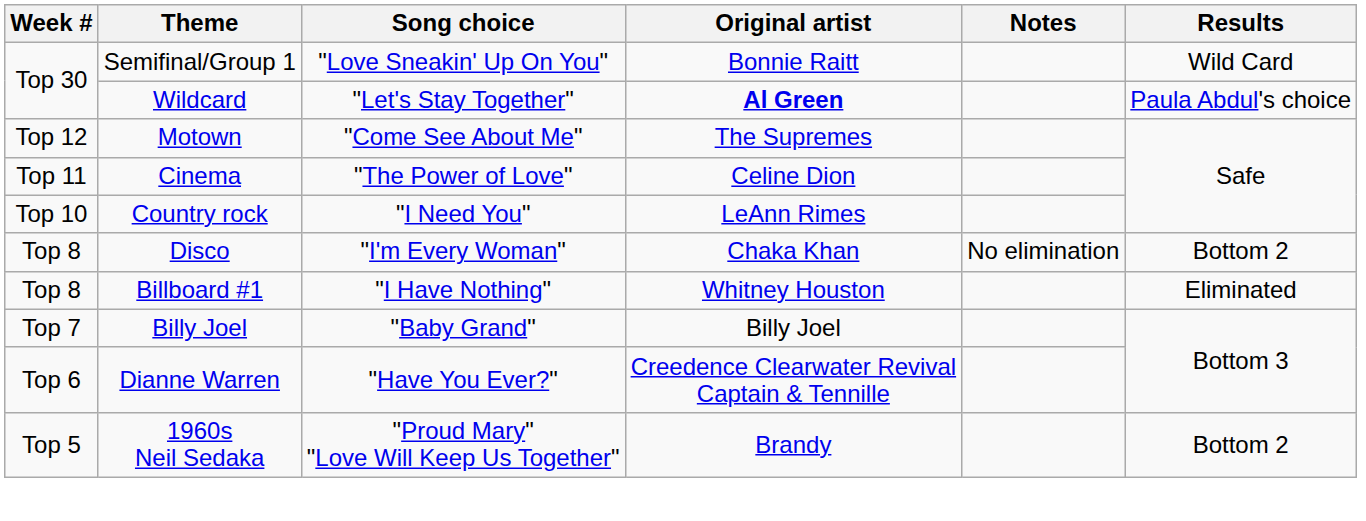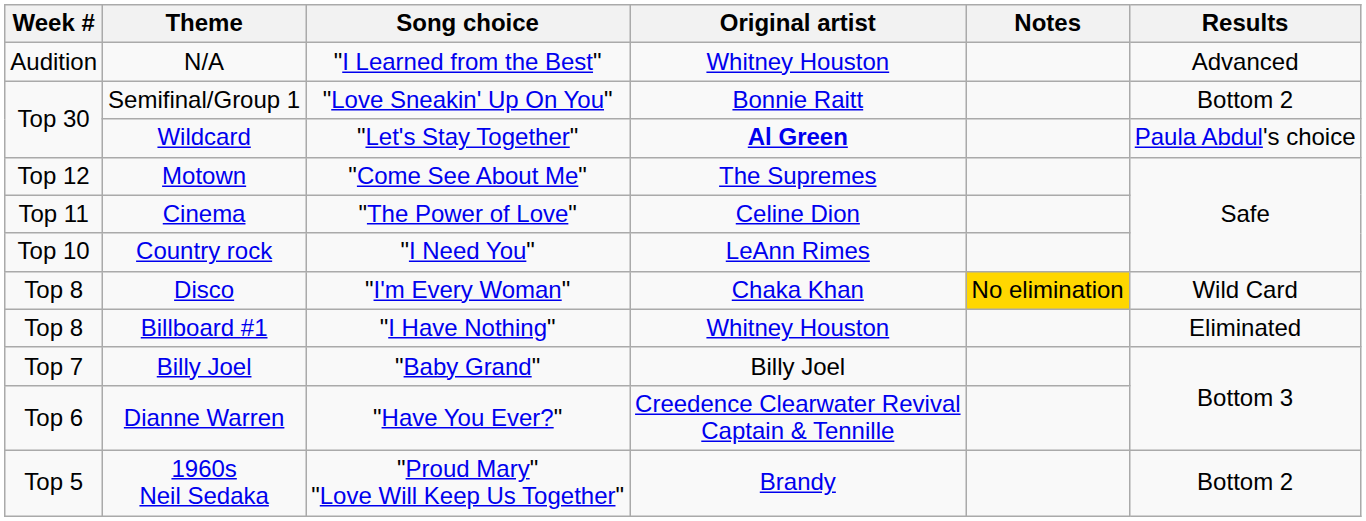+ row: (204, 61)
(1241, 61) Wild Card -> (1245, 99) Bottom 2
(1043, 251) no background -> (1048, 289) gold background
(1241, 251) Bottom 2 -> (1245, 289) Wild Card
